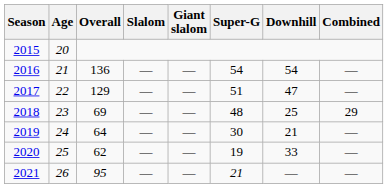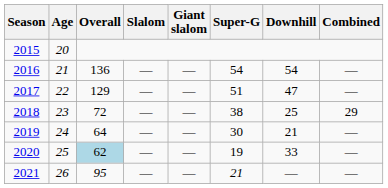(100, 111) 69 -> (100, 111) 72
(236, 111) 48 -> (236, 111) 38
(100, 152) no background -> (100, 152) lightblue background
